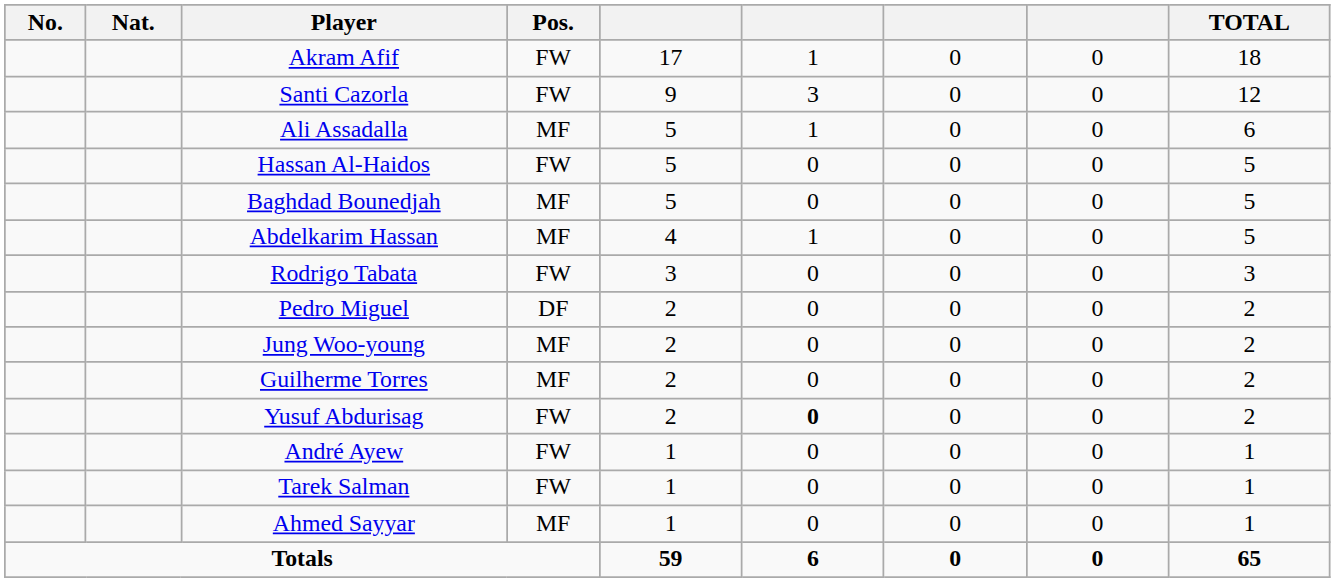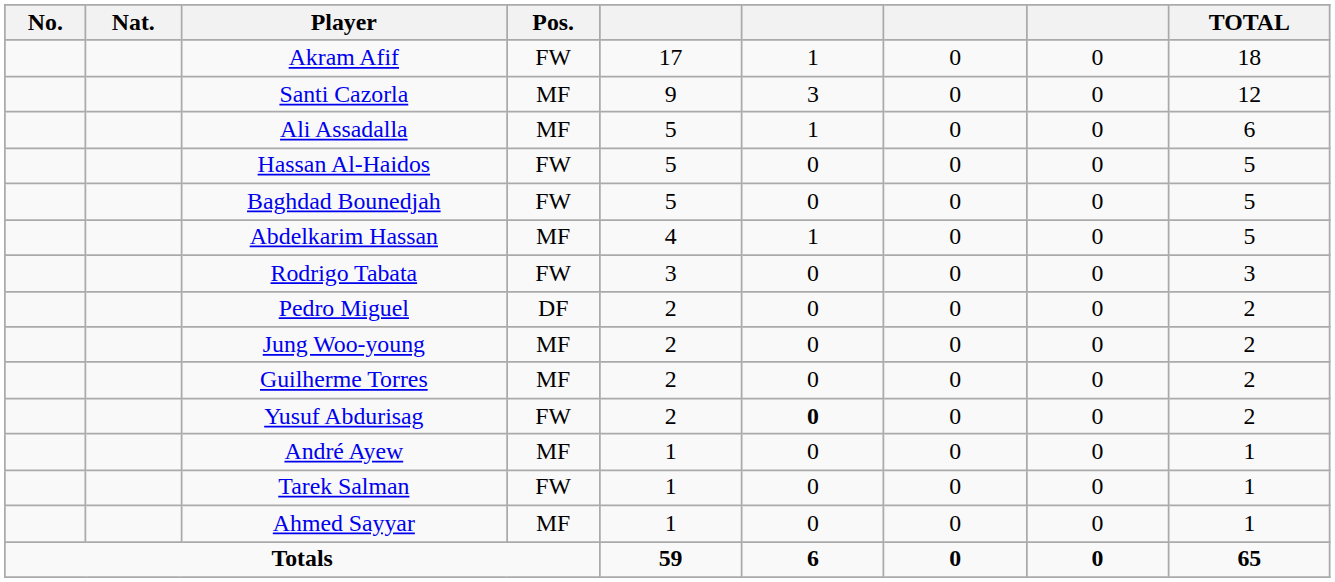(553, 93) FW -> (553, 93) MF
(553, 200) MF -> (553, 200) FW
(553, 451) FW -> (553, 451) MF
